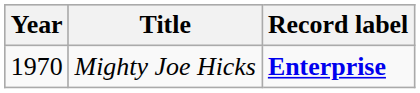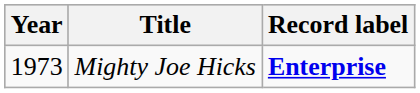(37, 66) 1970 -> (37, 66) 1973
